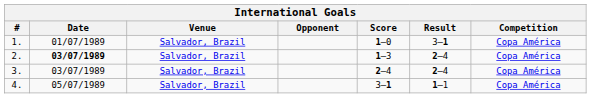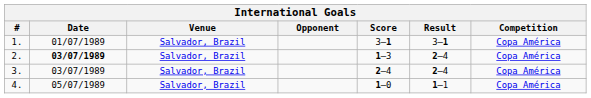(383, 43) 1–0 -> (383, 43) 3–1
(383, 86) 3–1 -> (383, 86) 1–0
